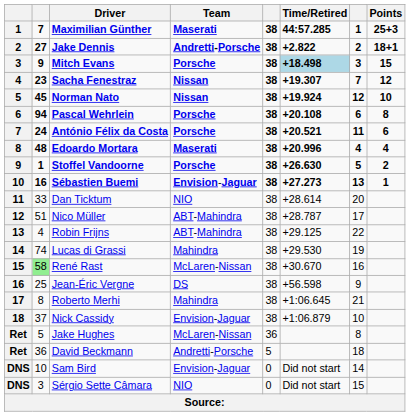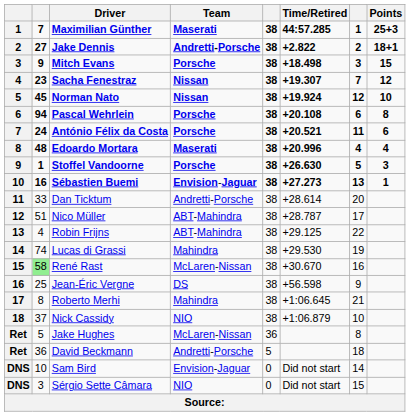(302, 63) lightblue background -> (302, 63) no background
(386, 165) 2 -> (386, 165) 3
(183, 199) NIO -> (213, 199) Andretti-Porsche
(212, 317) Envision-Jaguar -> (183, 317) NIO
